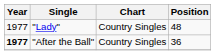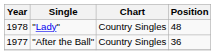(17, 27) 1977 -> (17, 27) 1978
(17, 42) bold -> (17, 42) normal
